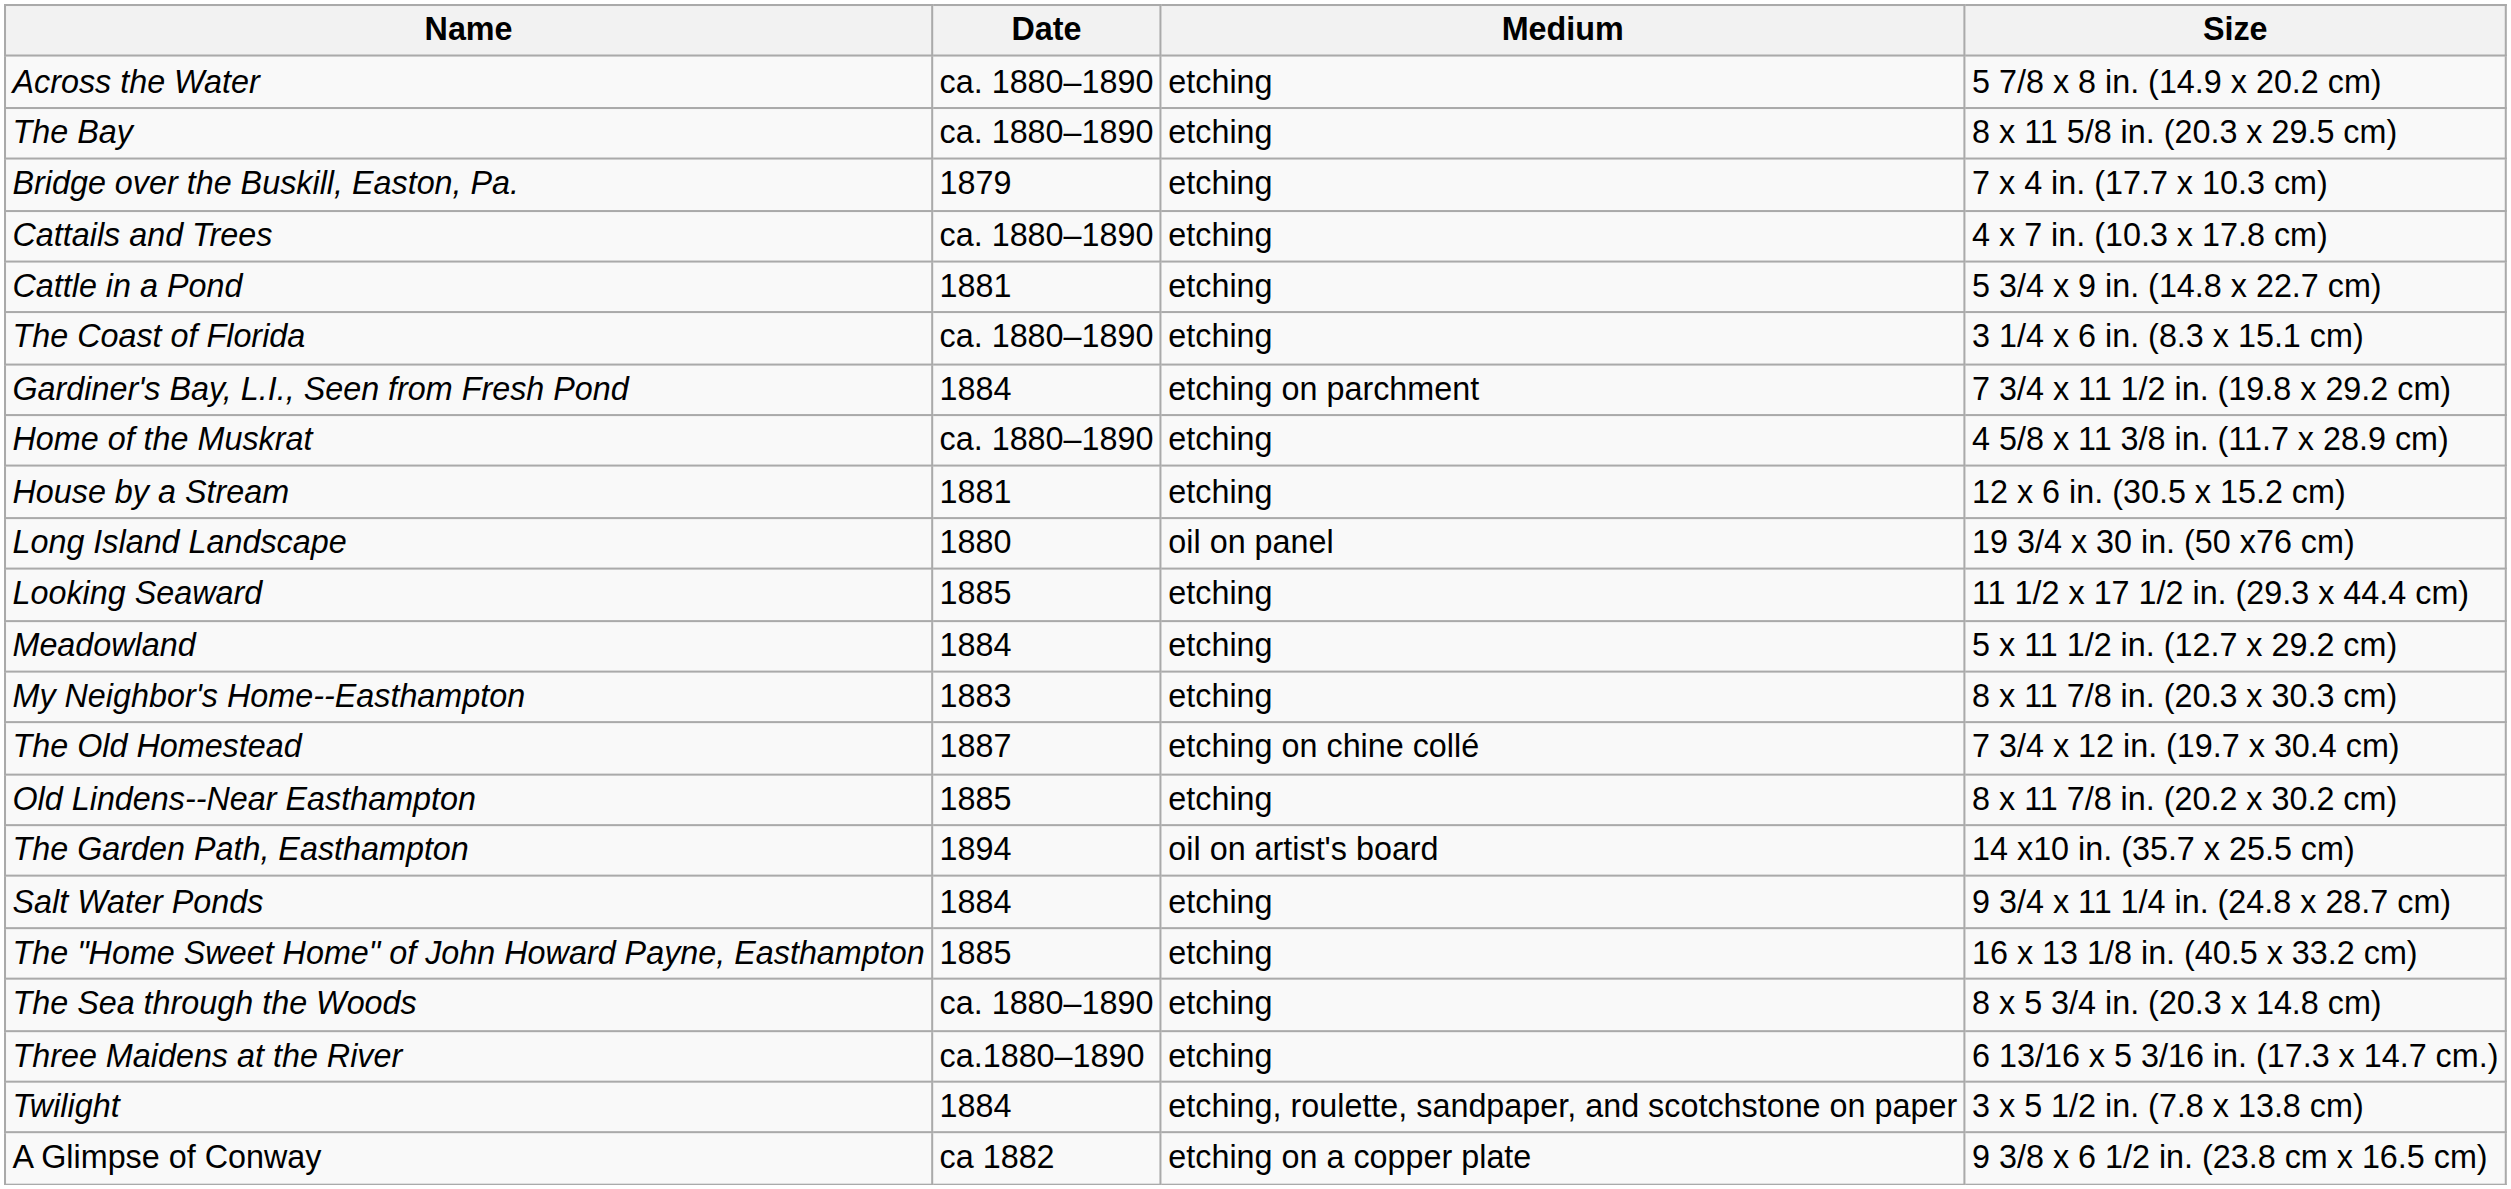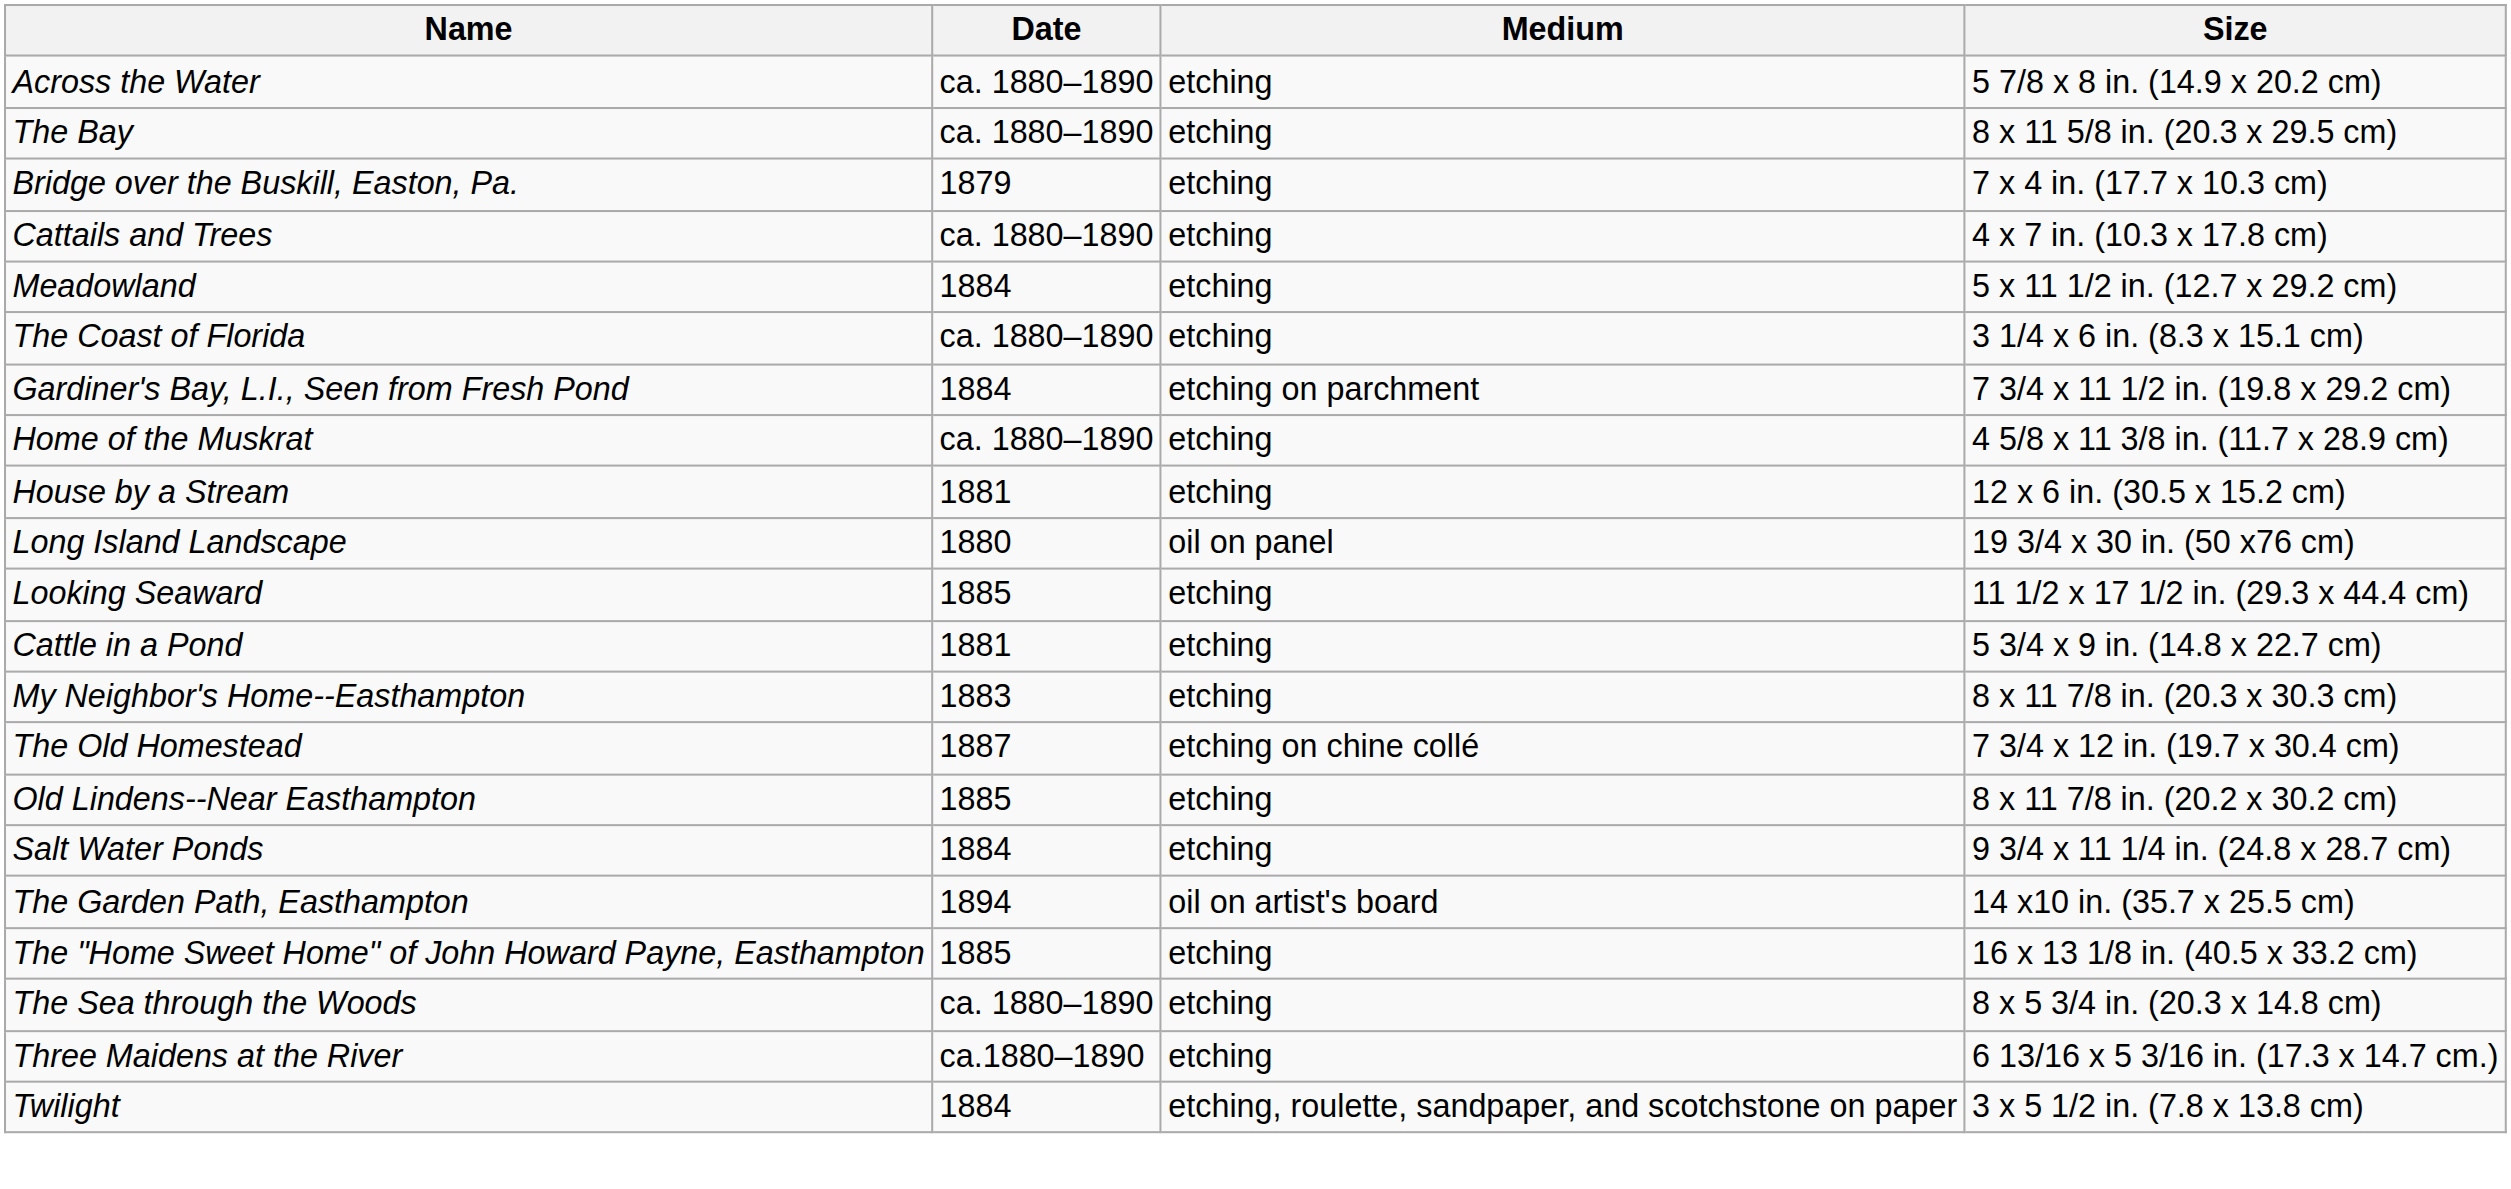rows swapped: (127, 286) <-> (104, 645)
rows swapped: (138, 901) <-> (241, 850)
- row: (167, 1157)
